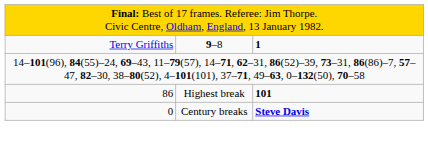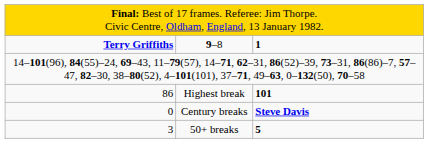(141, 44) normal -> (138, 44) bold
+ row: (214, 129)
